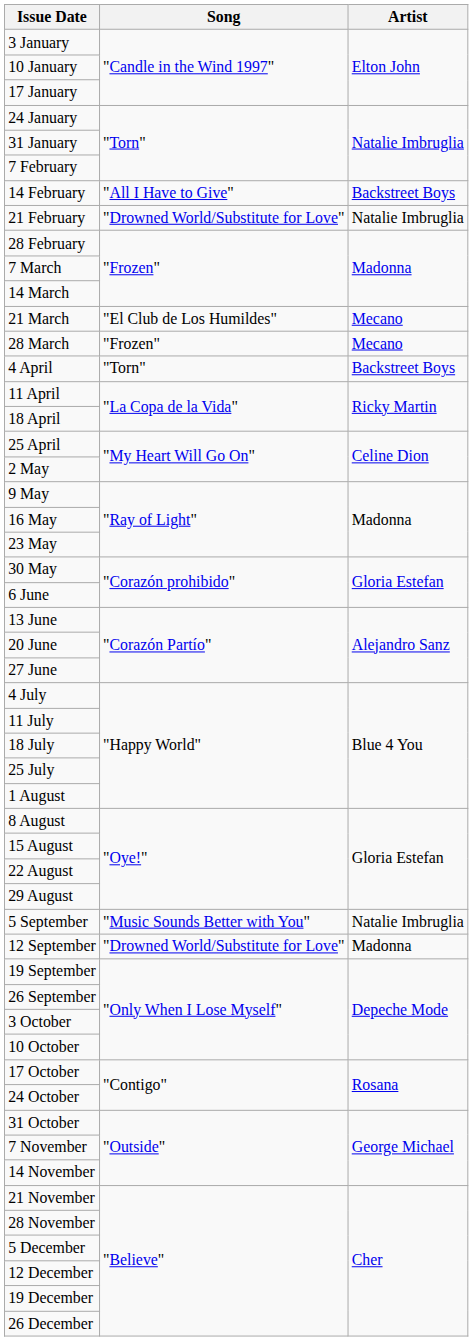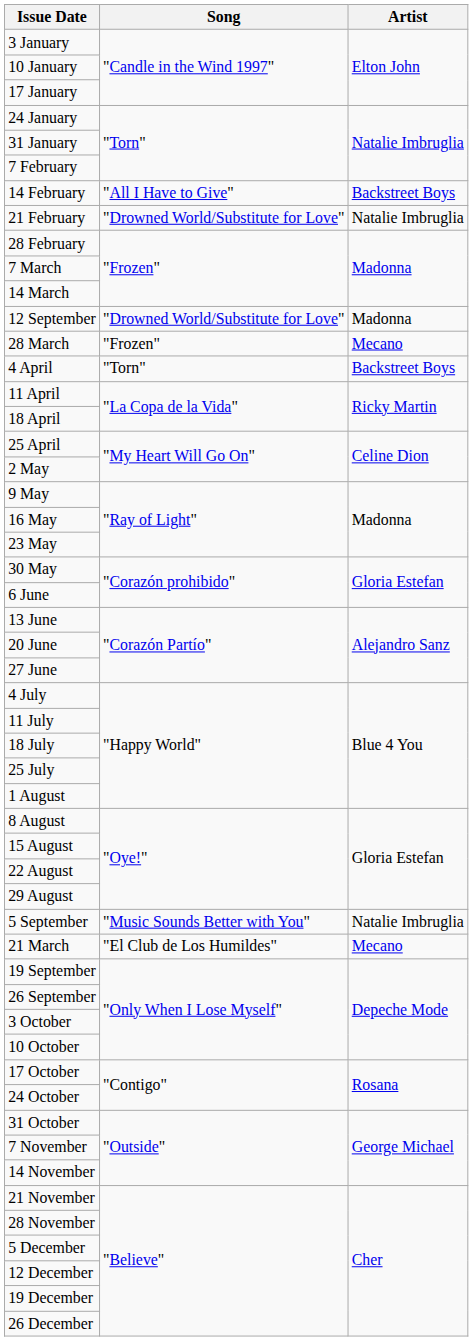rows swapped: (39, 318) <-> (52, 946)
